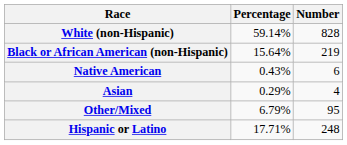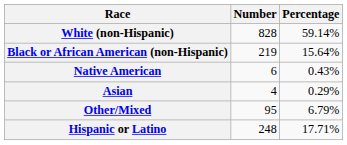columns swapped: (318, 14) <-> (262, 14)
